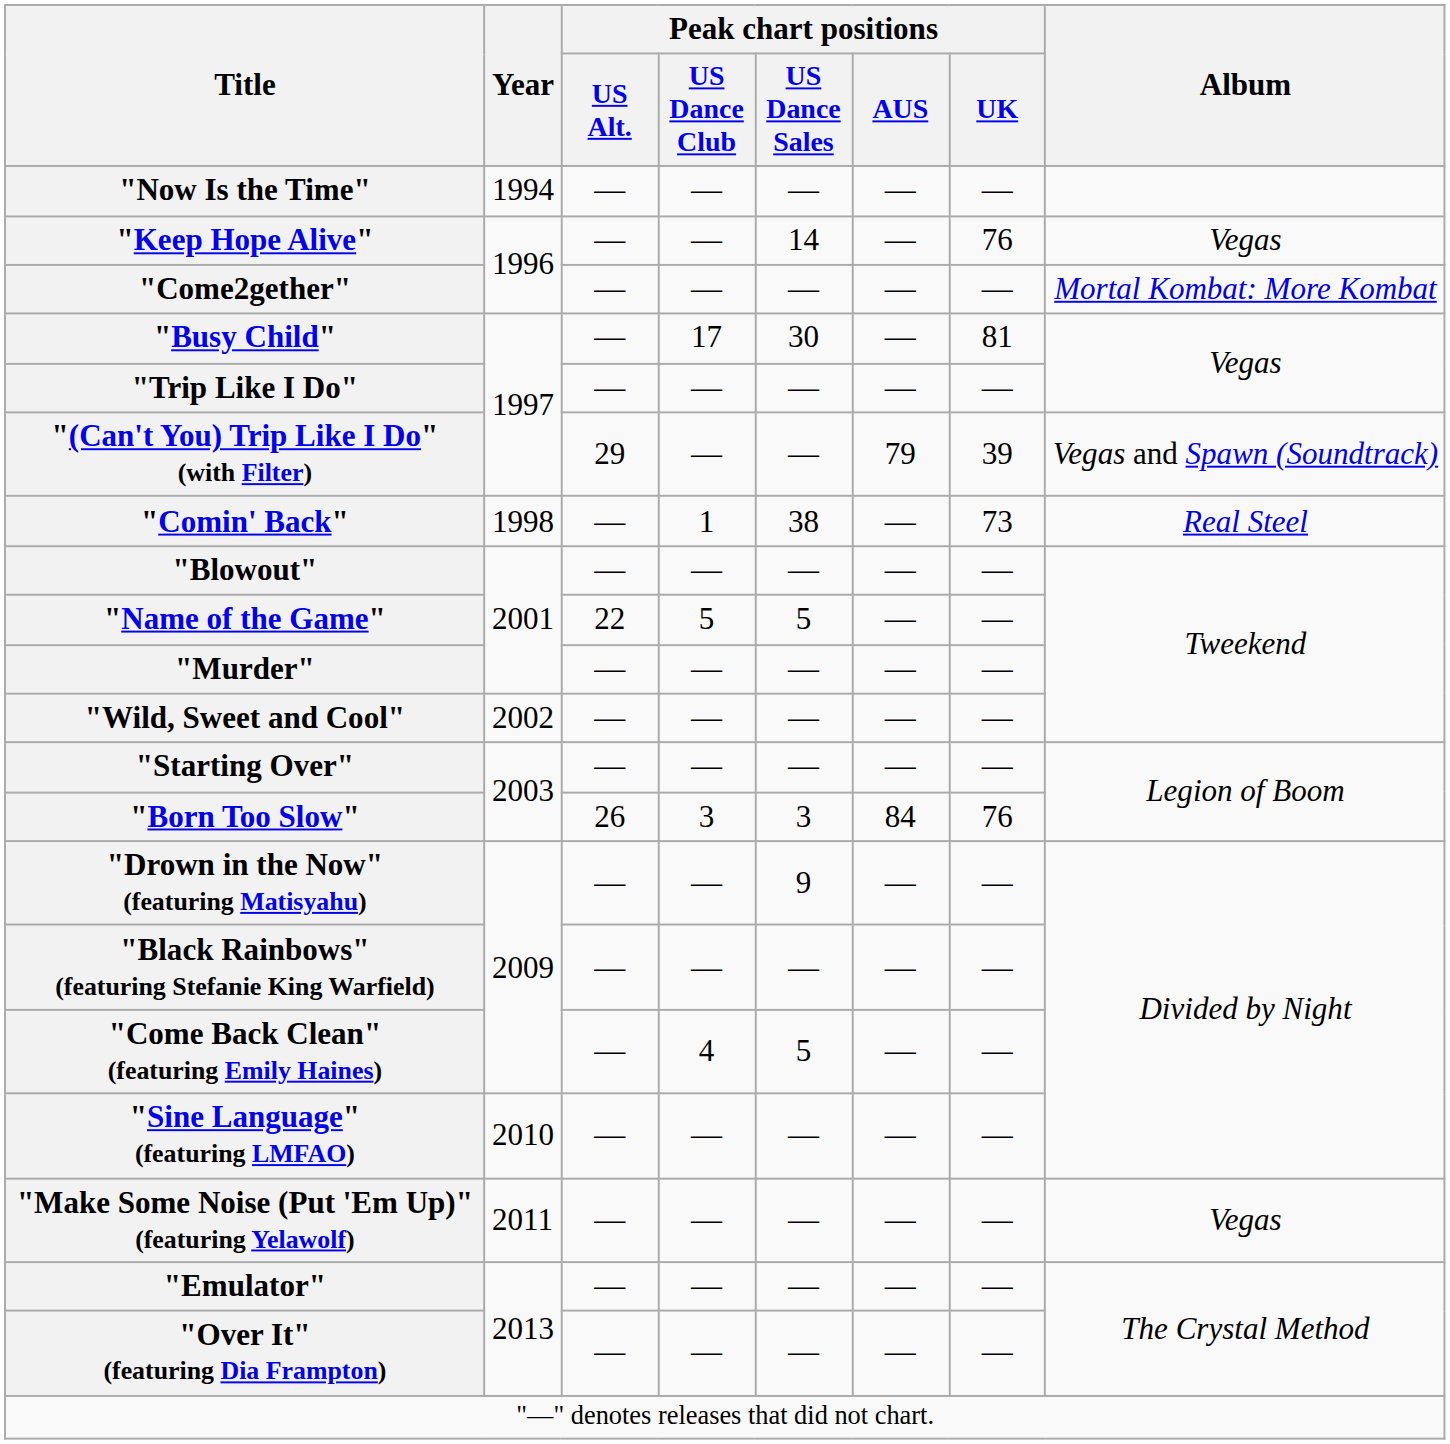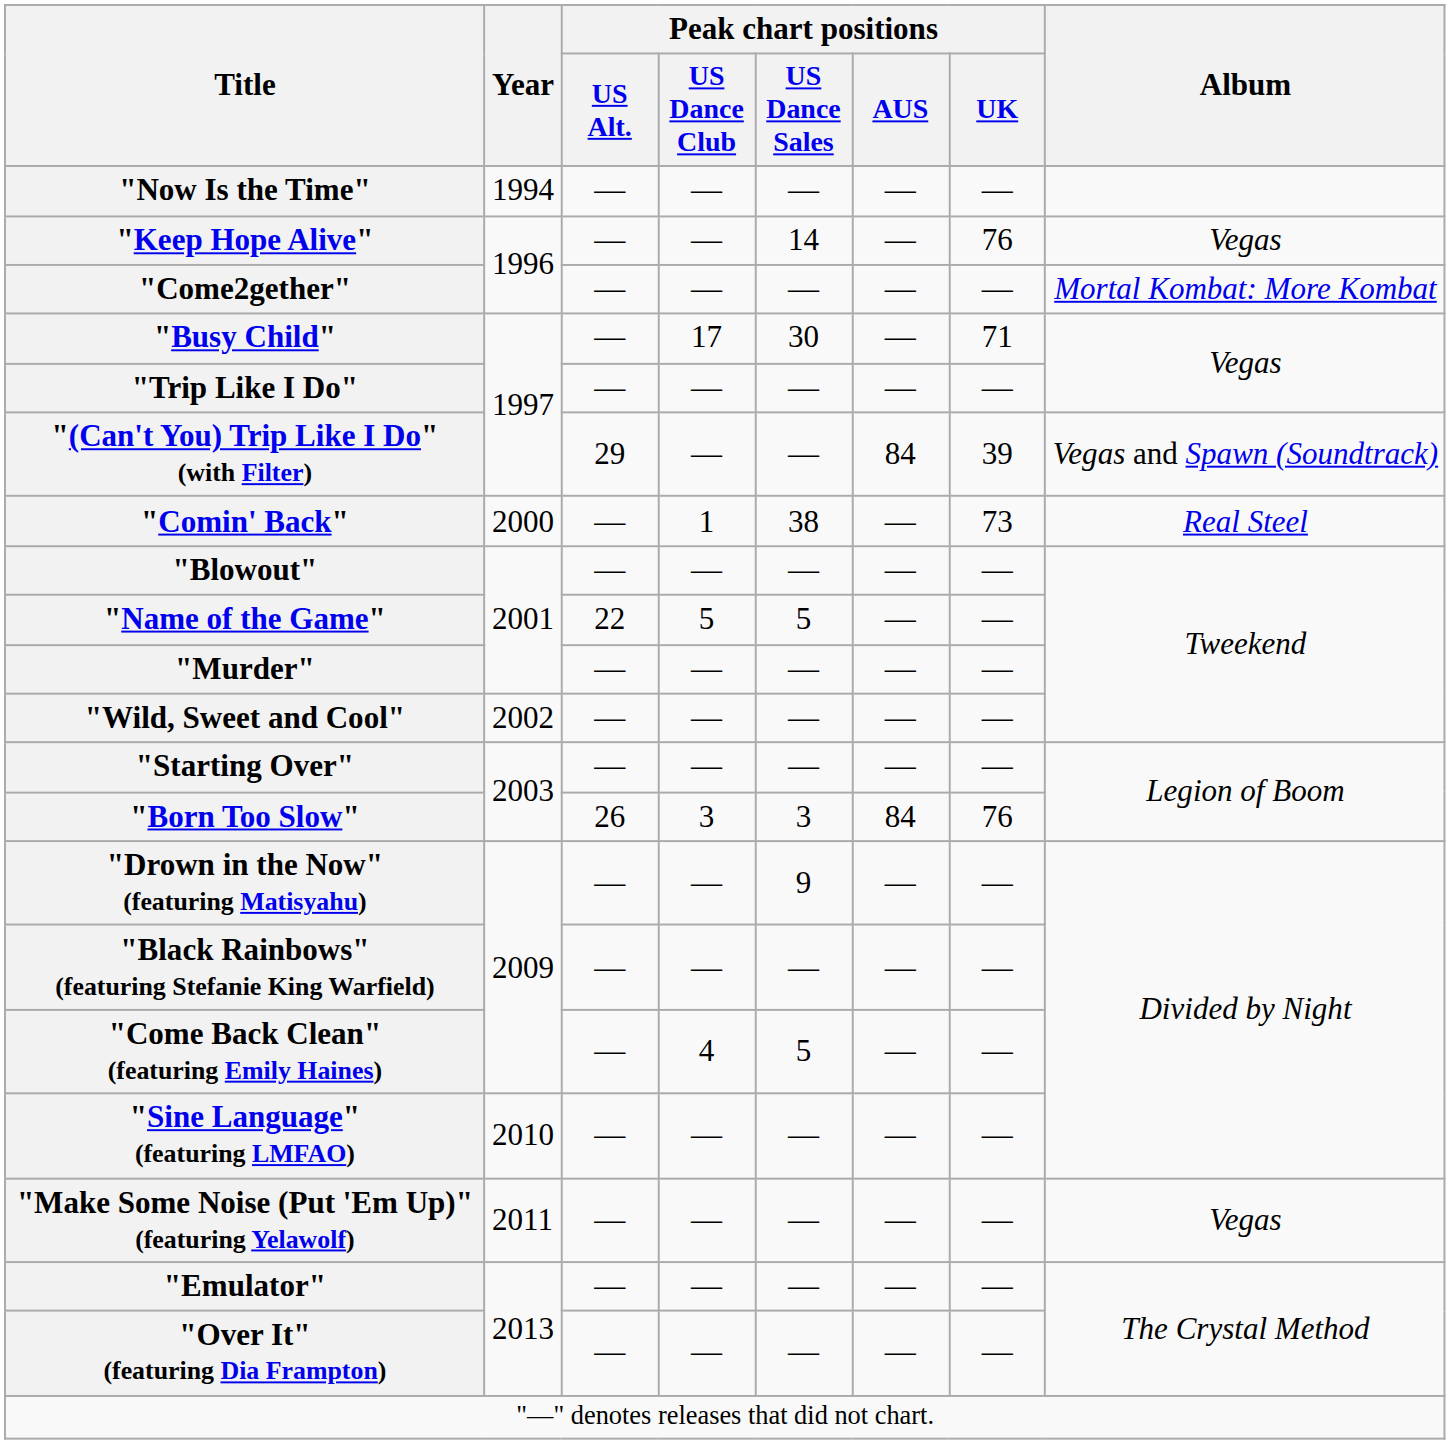(997, 338) 81 -> (997, 338) 71
(900, 453) 79 -> (900, 453) 84
(523, 520) 1998 -> (523, 520) 2000
